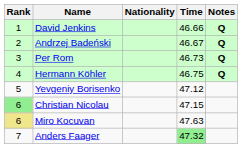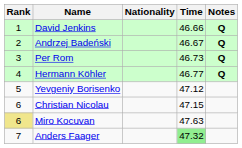(191, 74) 46.75 -> (191, 74) 46.77
(18, 105) lightgreen background -> (18, 105) no background
